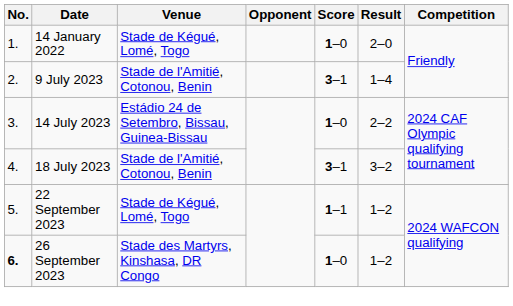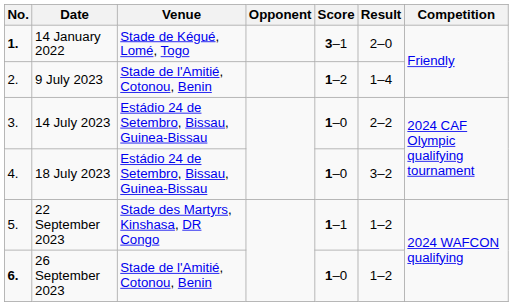(13, 43) normal -> (13, 43) bold
(336, 43) 1–0 -> (336, 43) 3–1
(336, 79) 3–1 -> (336, 79) 1–2
(172, 166) Stade de l'Amitié, Cotonou, Benin -> (175, 173) Estádio 24 de Setembro, Bissau, Guinea-Bissau
(336, 166) 3–1 -> (336, 173) 1–0
(170, 209) Stade de Kégué, Lomé, Togo -> (176, 224) Stade des Martyrs, Kinshasa, DR Congo
(176, 260) Stade des Martyrs, Kinshasa, DR Congo -> (172, 275) Stade de l'Amitié, Cotonou, Benin
